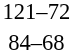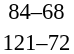rows swapped: (36, 11) <-> (36, 42)
